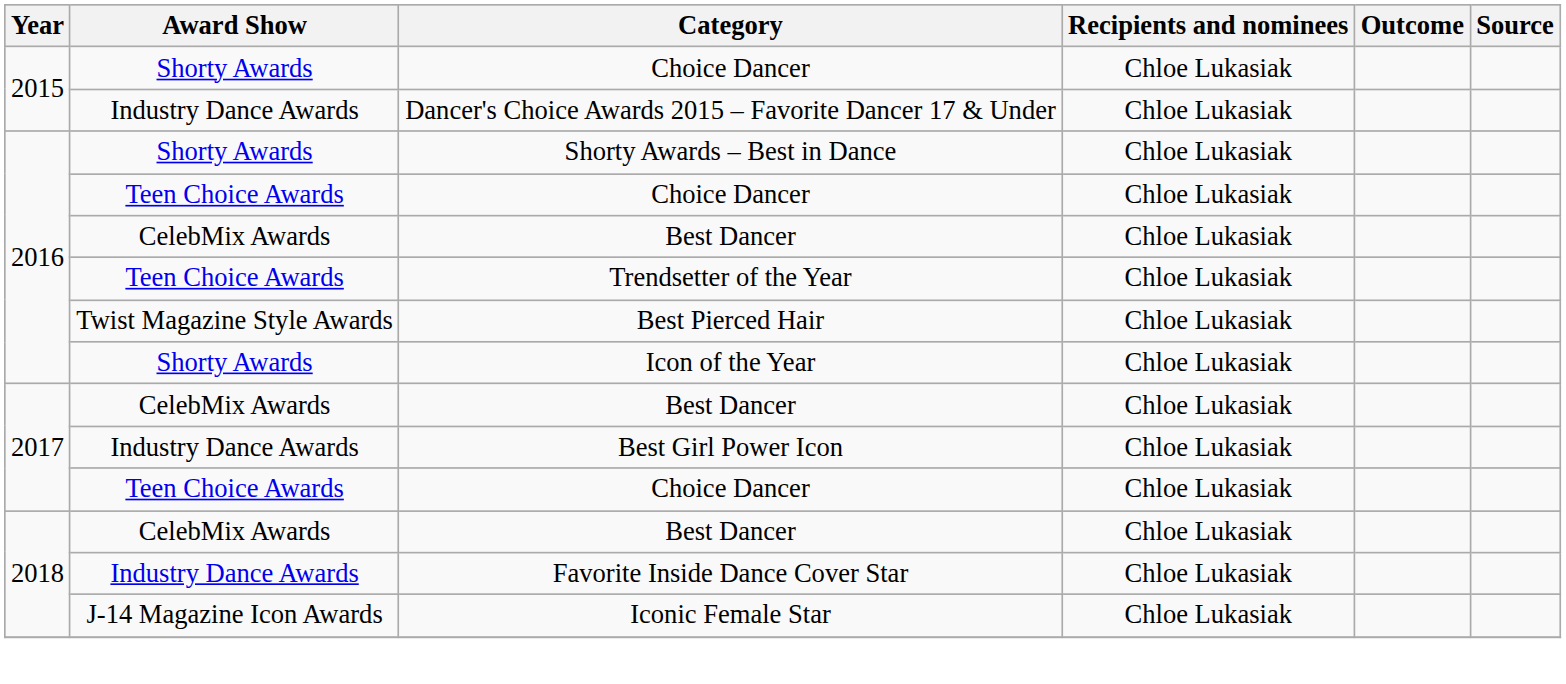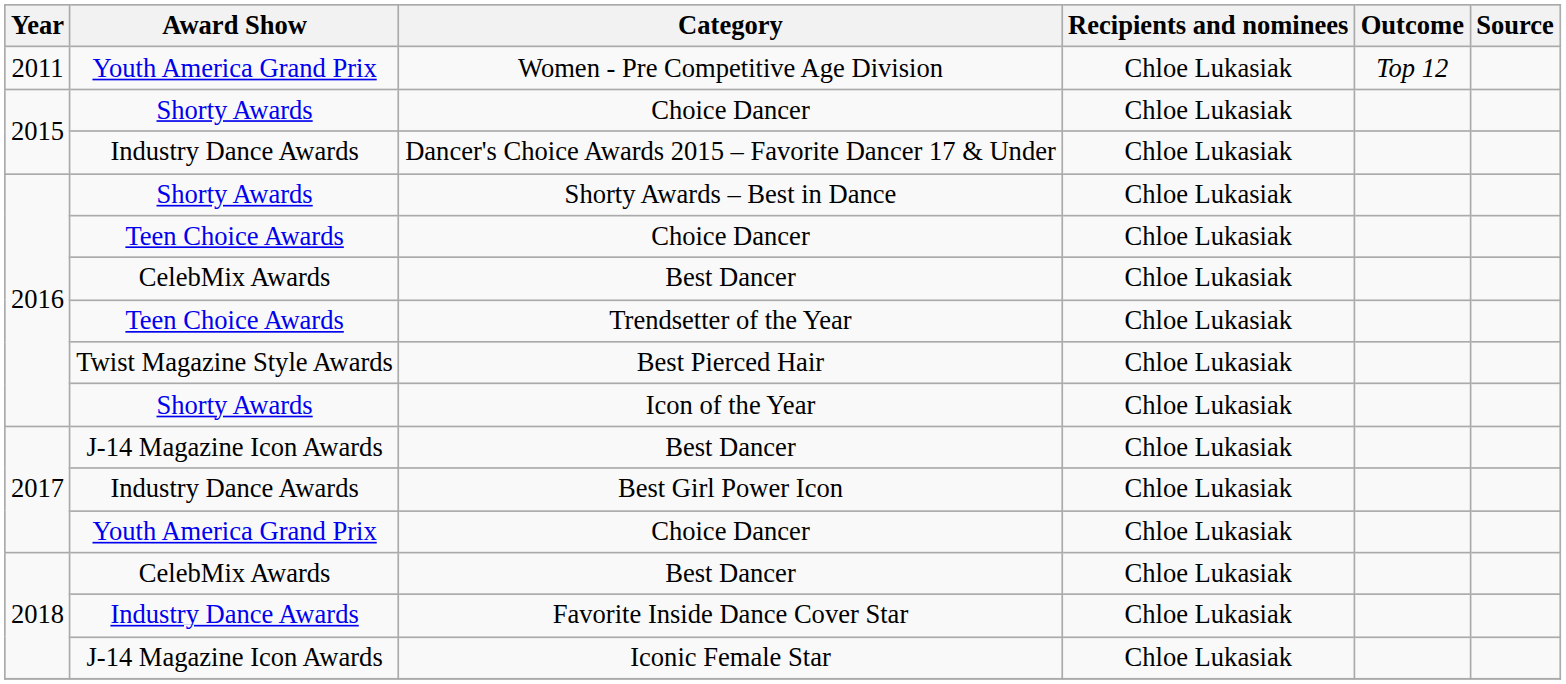+ row: (38, 67)
(235, 404) CelebMix Awards -> (235, 446) J-14 Magazine Icon Awards
(235, 488) Teen Choice Awards -> (235, 531) Youth America Grand Prix
